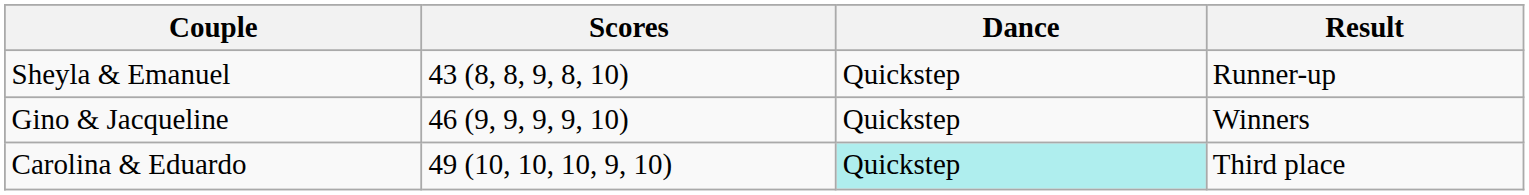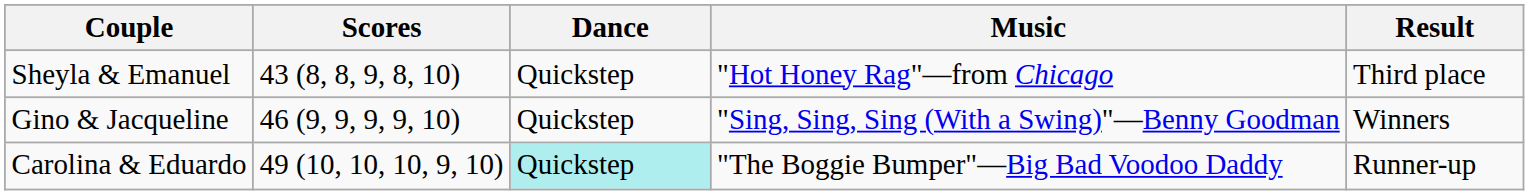+ column: (1028, 27)
(1274, 73) Runner-up -> (1419, 73) Third place
(1279, 165) Third place -> (1415, 165) Runner-up
